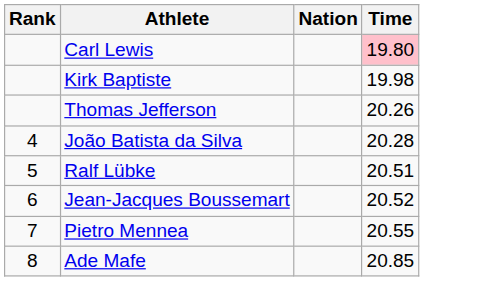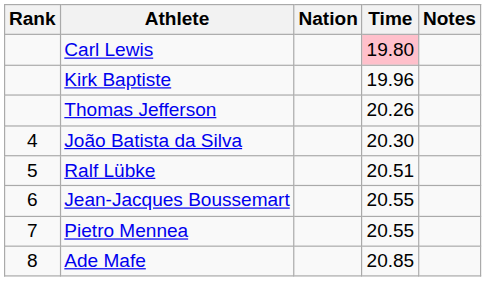+ column: (449, 19)
(390, 79) 19.98 -> (390, 79) 19.96
(390, 140) 20.28 -> (390, 140) 20.30
(390, 200) 20.52 -> (390, 200) 20.55
